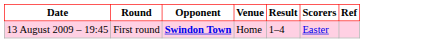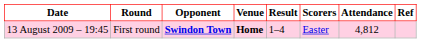+ column: (367, 12)
(249, 29) normal -> (250, 29) bold
